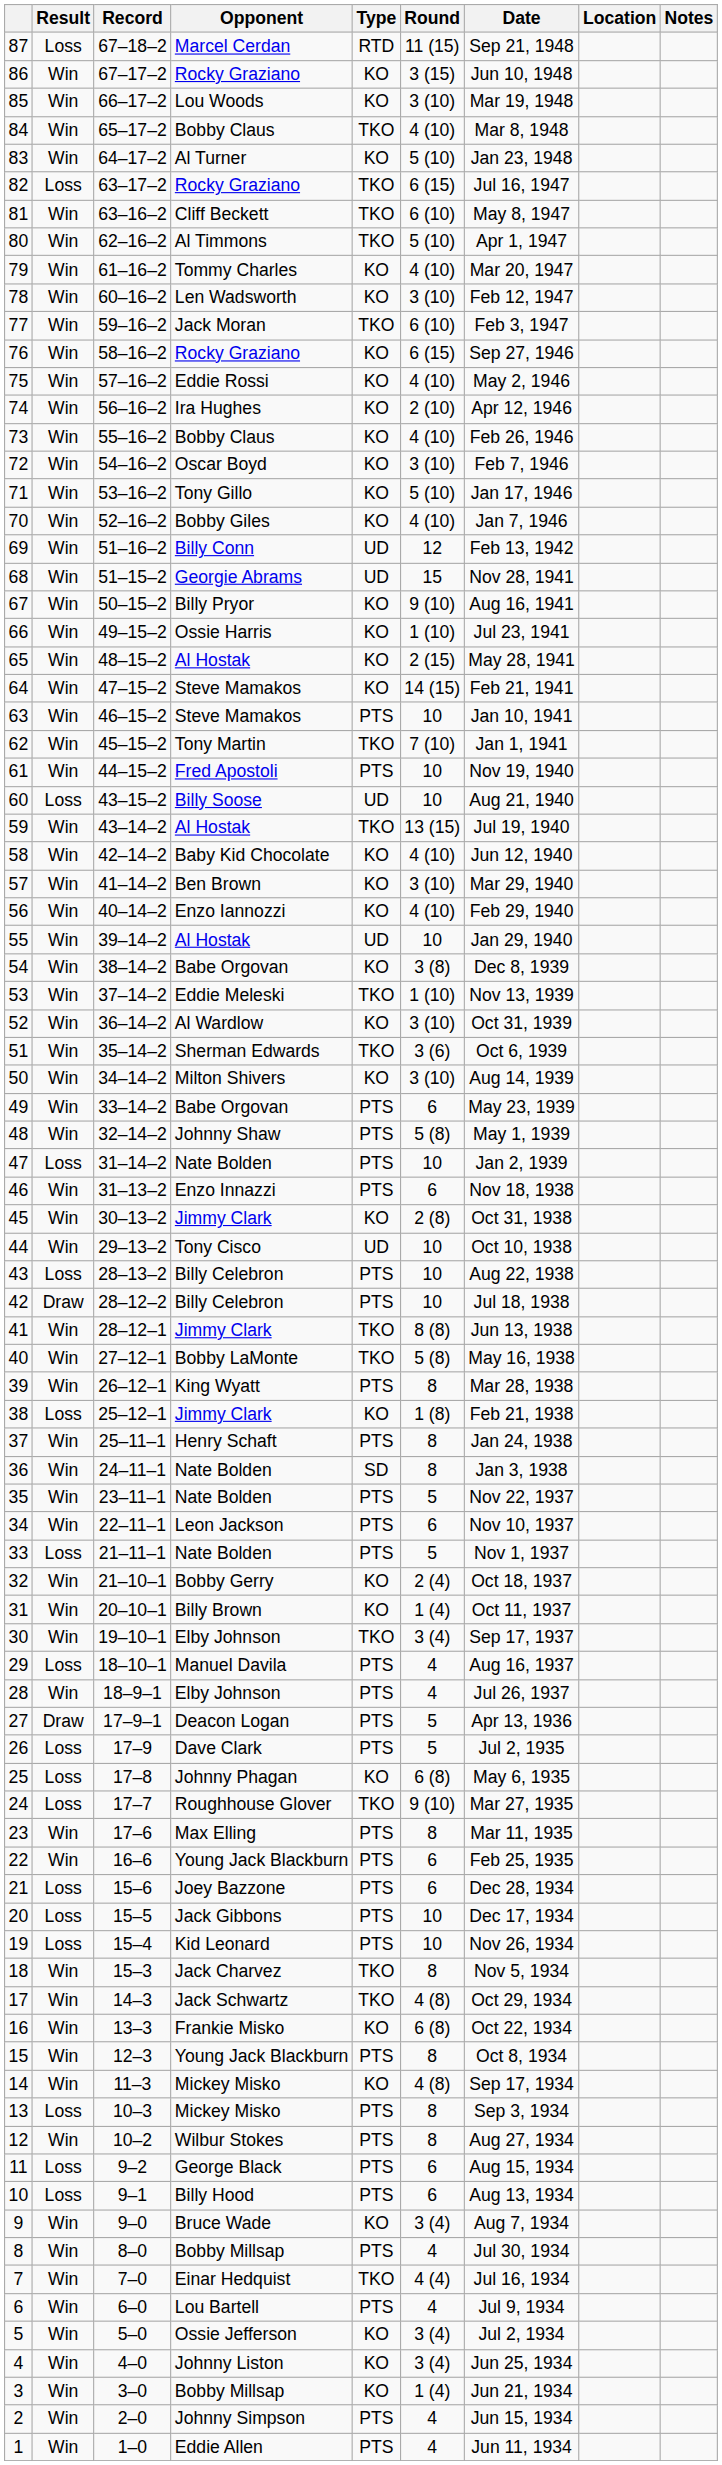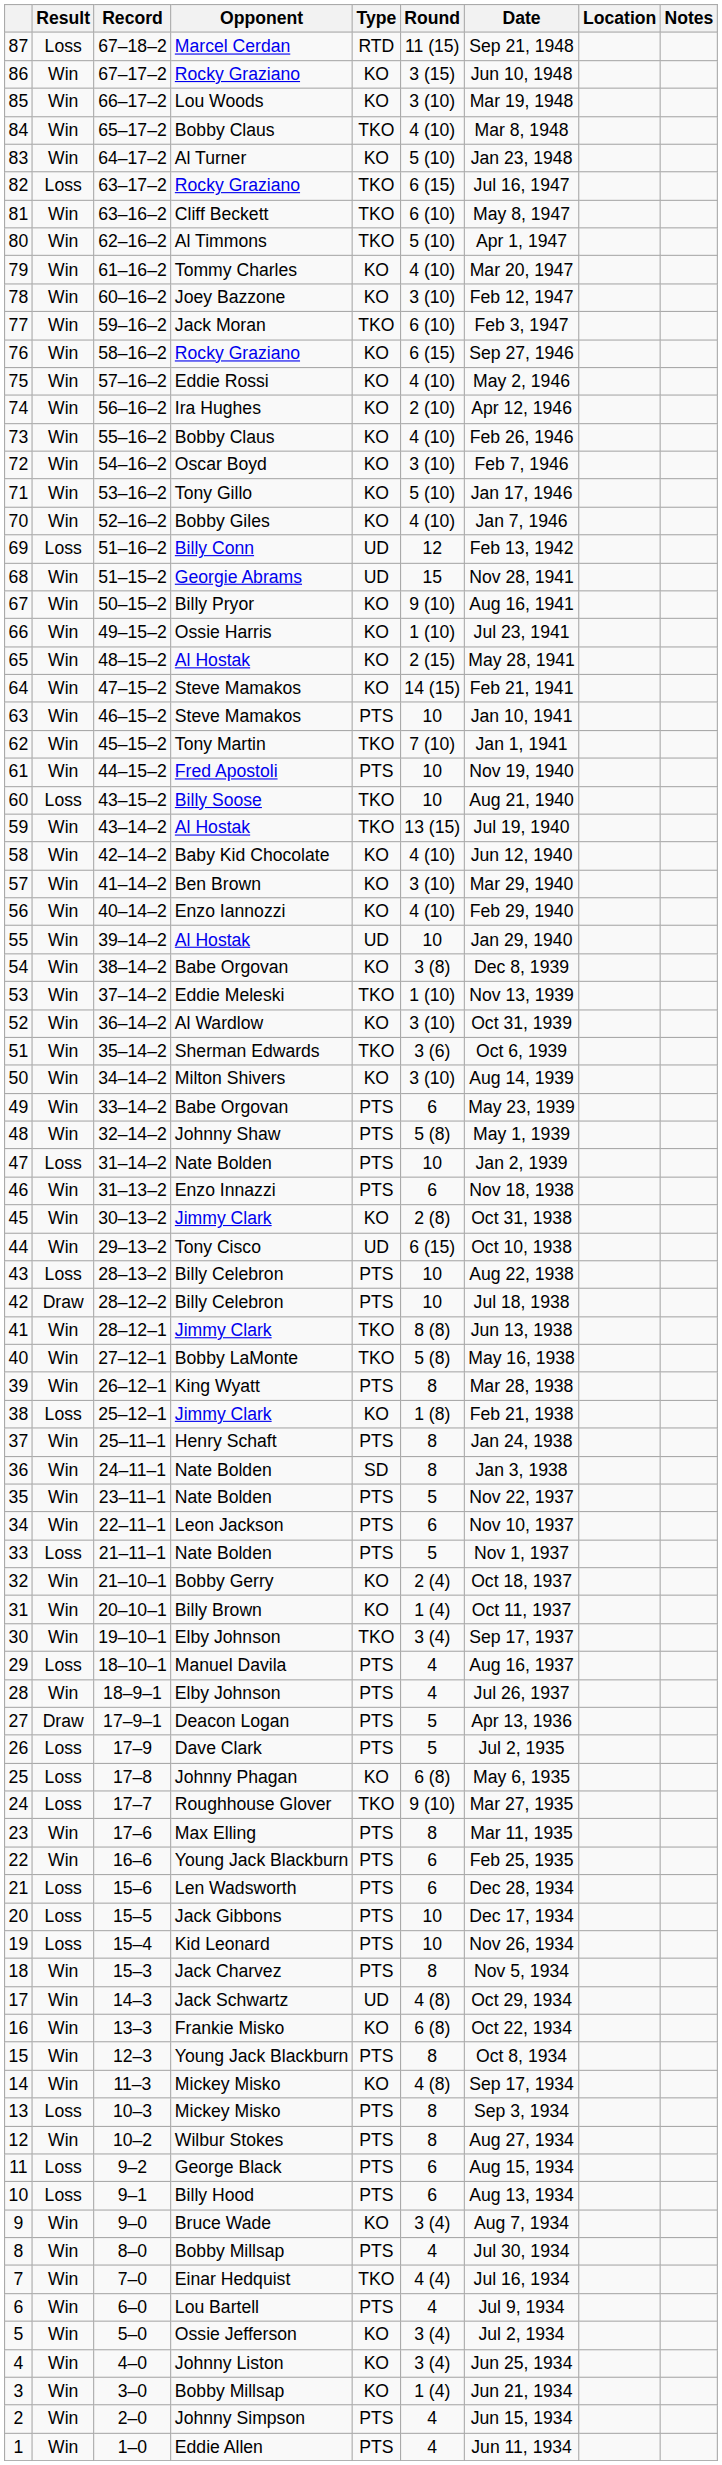(236, 297) Len Wadsworth -> (230, 297) Joey Bazzone
(63, 548) Win -> (63, 548) Loss
(376, 800) UD -> (376, 800) TKO
(432, 1246) 10 -> (432, 1246) 6 (15)
(230, 1888) Joey Bazzone -> (236, 1888) Len Wadsworth
(376, 1972) TKO -> (376, 1972) PTS
(376, 2000) TKO -> (376, 2000) UD
